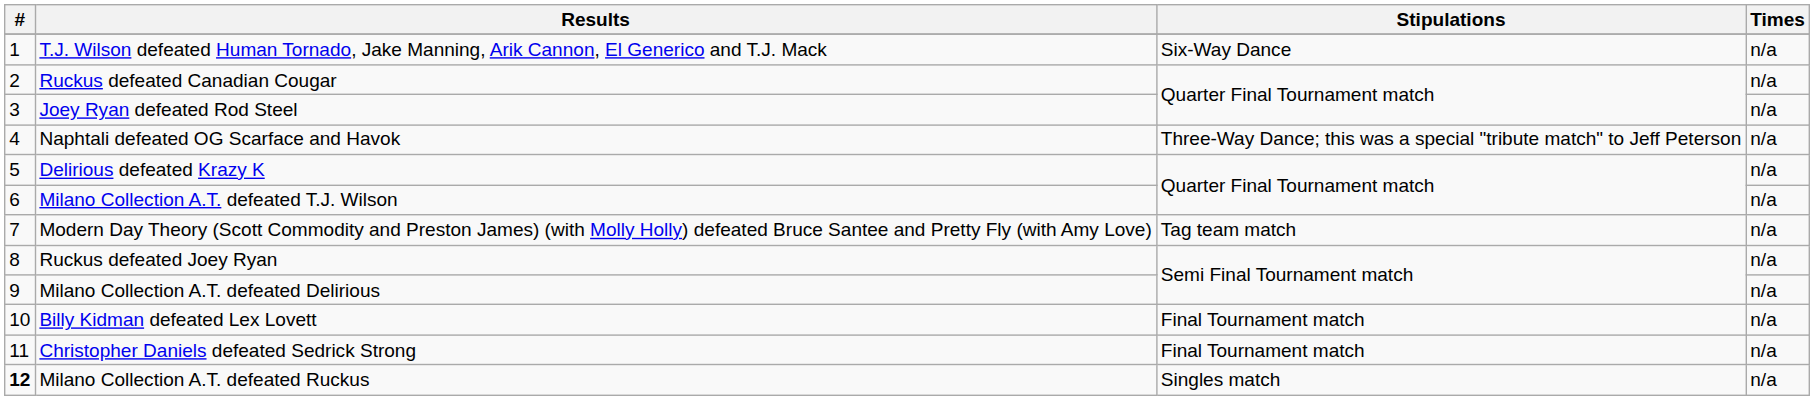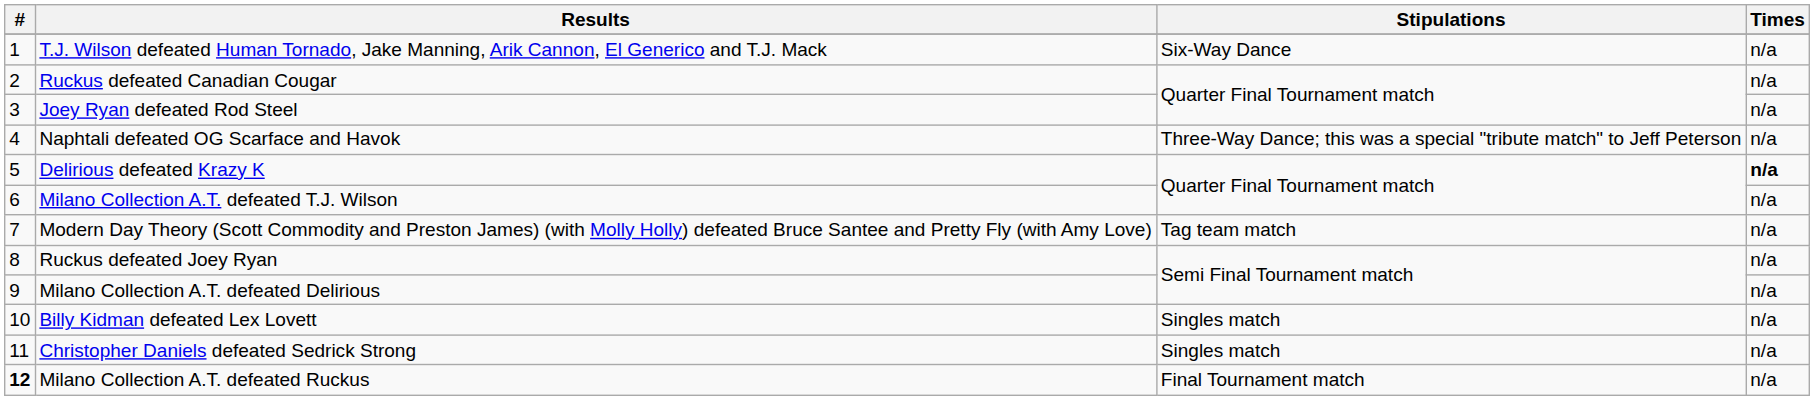(1764, 169) normal -> (1764, 169) bold
(1263, 319) Final Tournament match -> (1221, 319) Singles match
(1263, 349) Final Tournament match -> (1221, 349) Singles match
(1221, 379) Singles match -> (1263, 379) Final Tournament match
